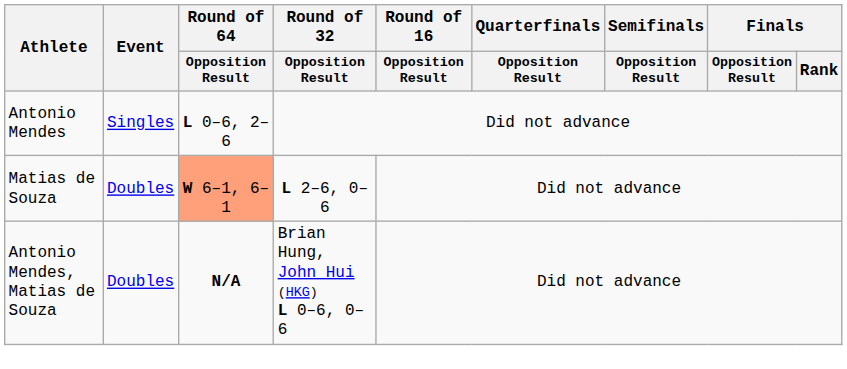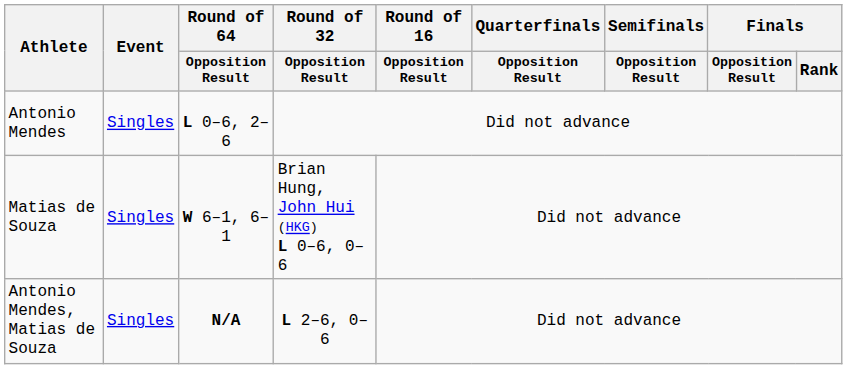(141, 188) Doubles -> (141, 217) Singles
(226, 198) lightsalmon background -> (226, 227) no background
(325, 198) L 2–6, 0–6 -> (321, 217) Brian Hung, John Hui (HKG) L 0–6, 0–6
(141, 282) Doubles -> (141, 321) Singles
(321, 282) Brian Hung, John Hui (HKG) L 0–6, 0–6 -> (325, 330) L 2–6, 0–6
